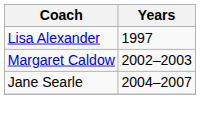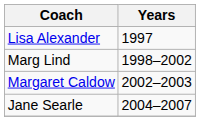+ row: (39, 60)
